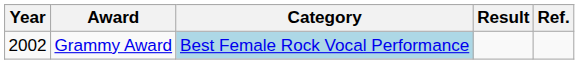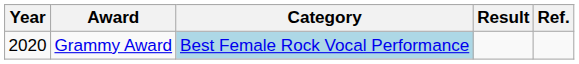(28, 45) 2002 -> (28, 45) 2020
